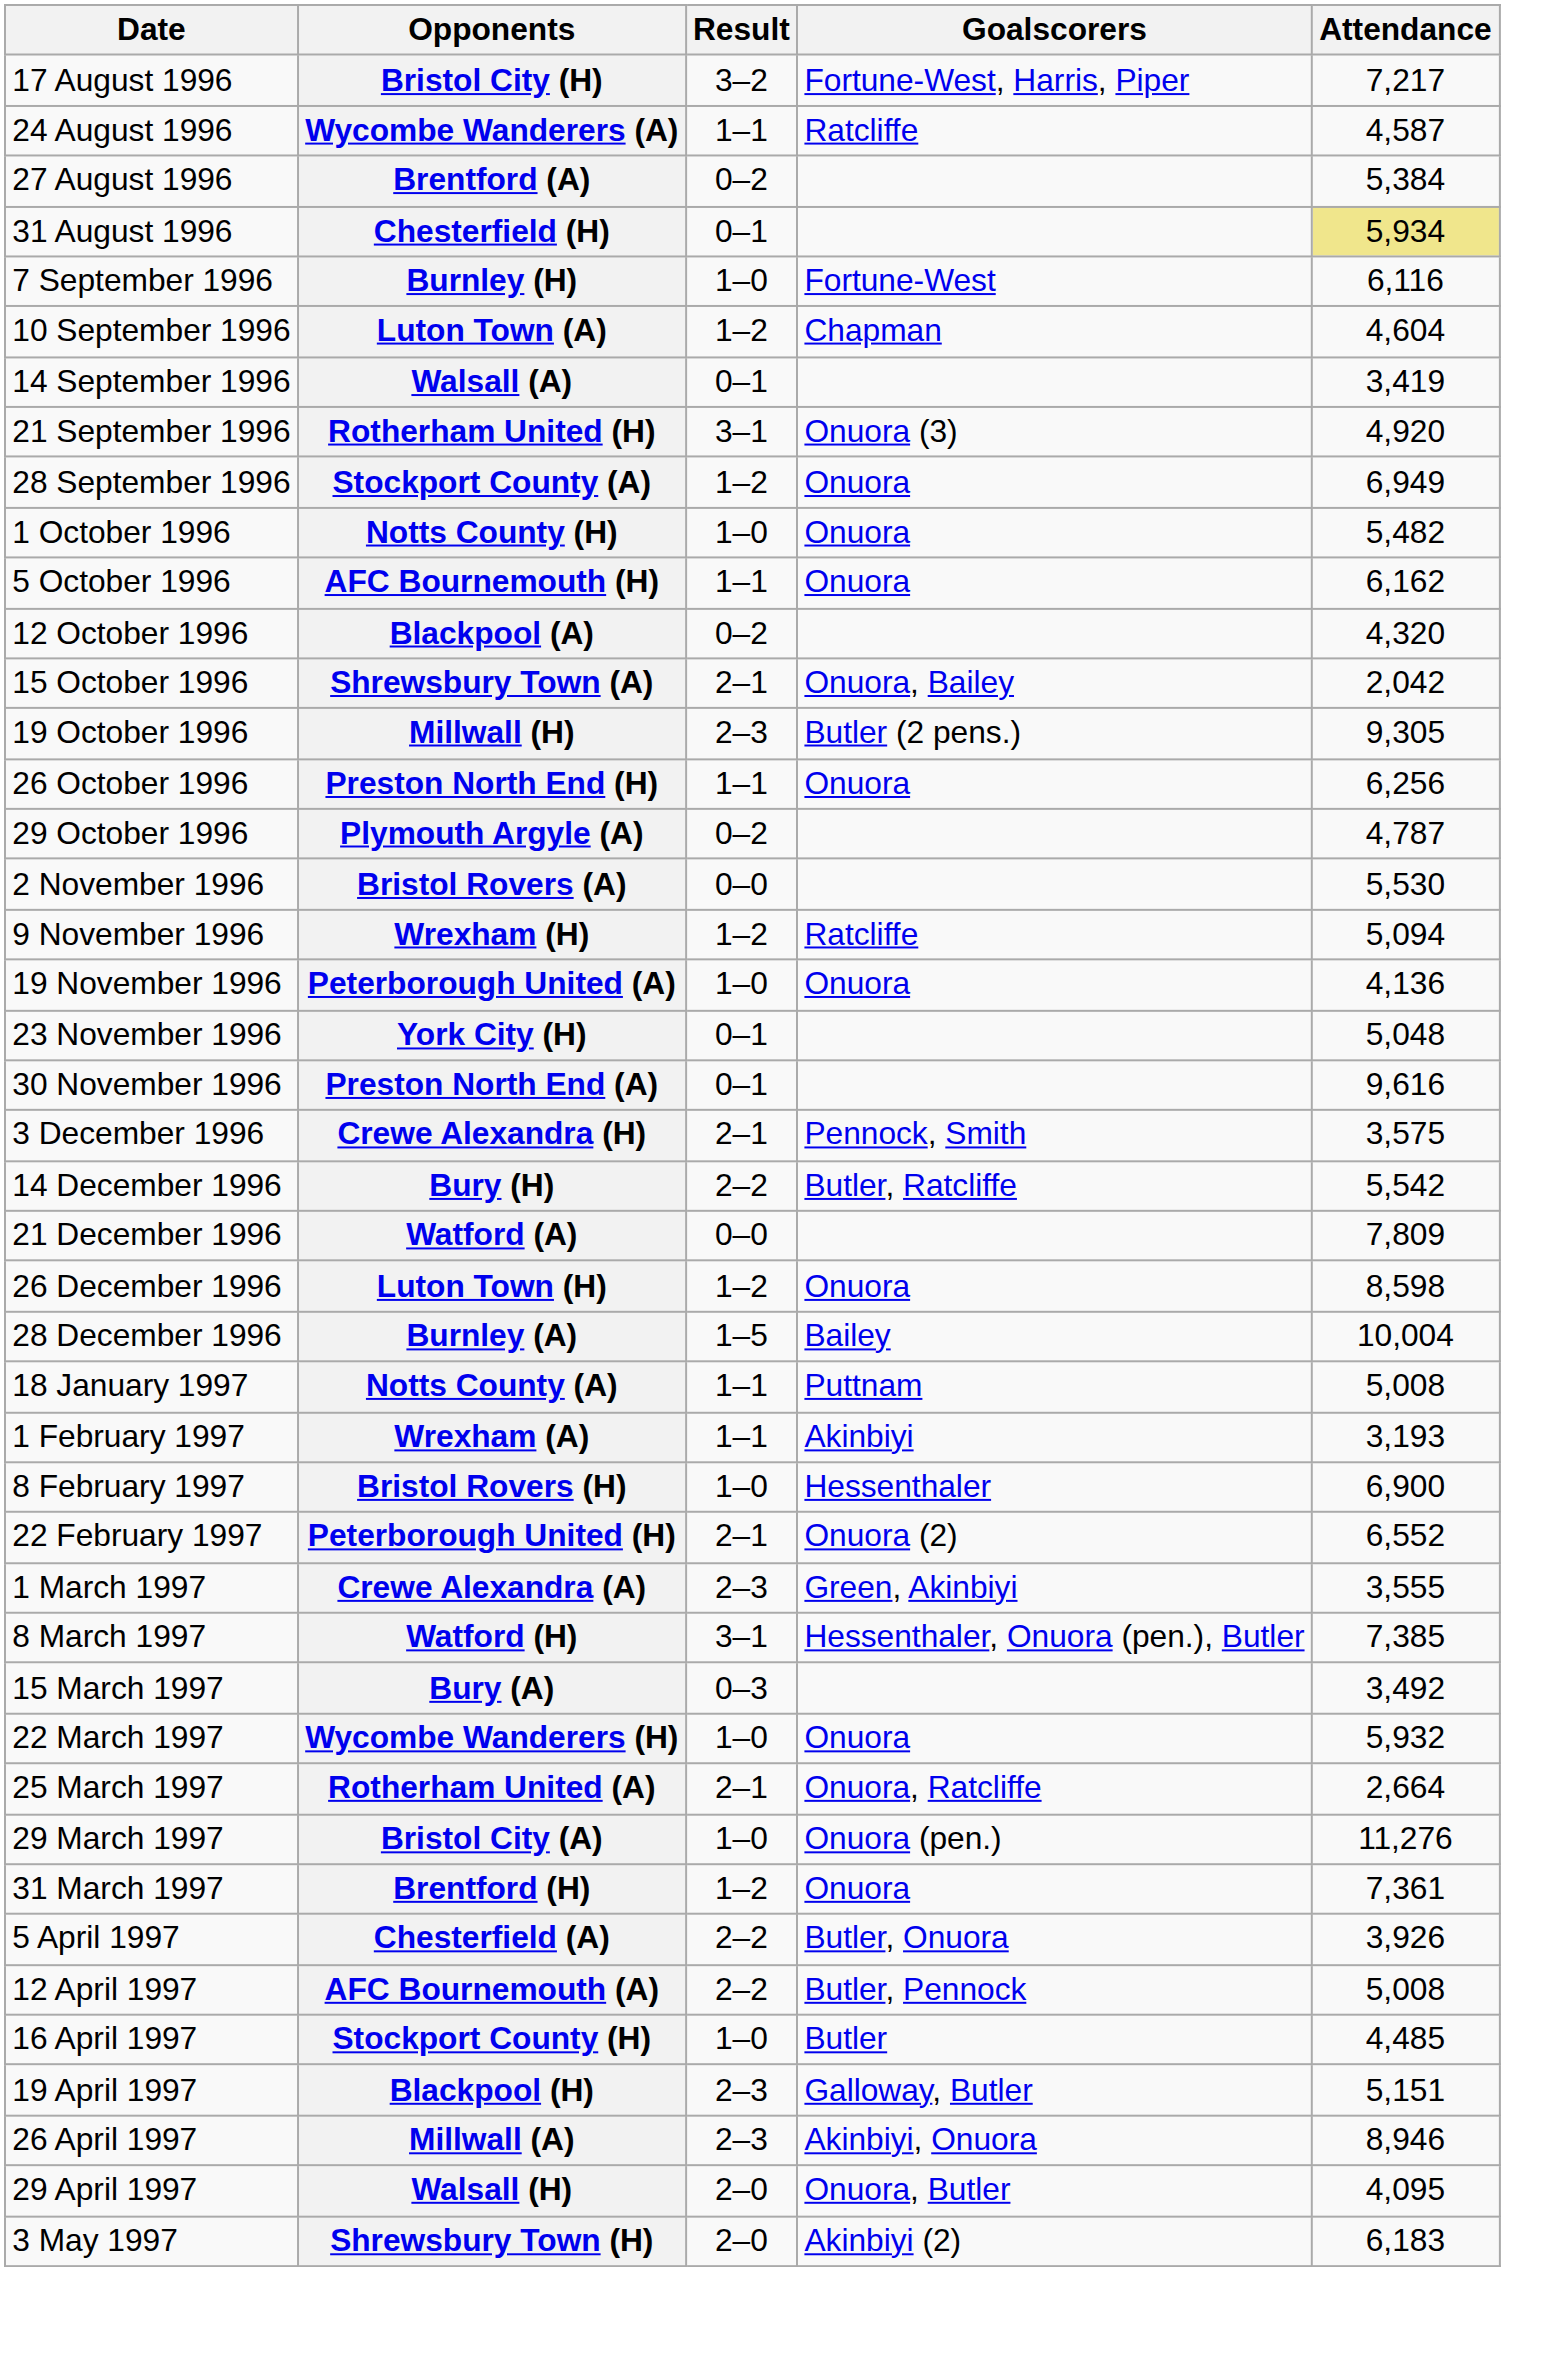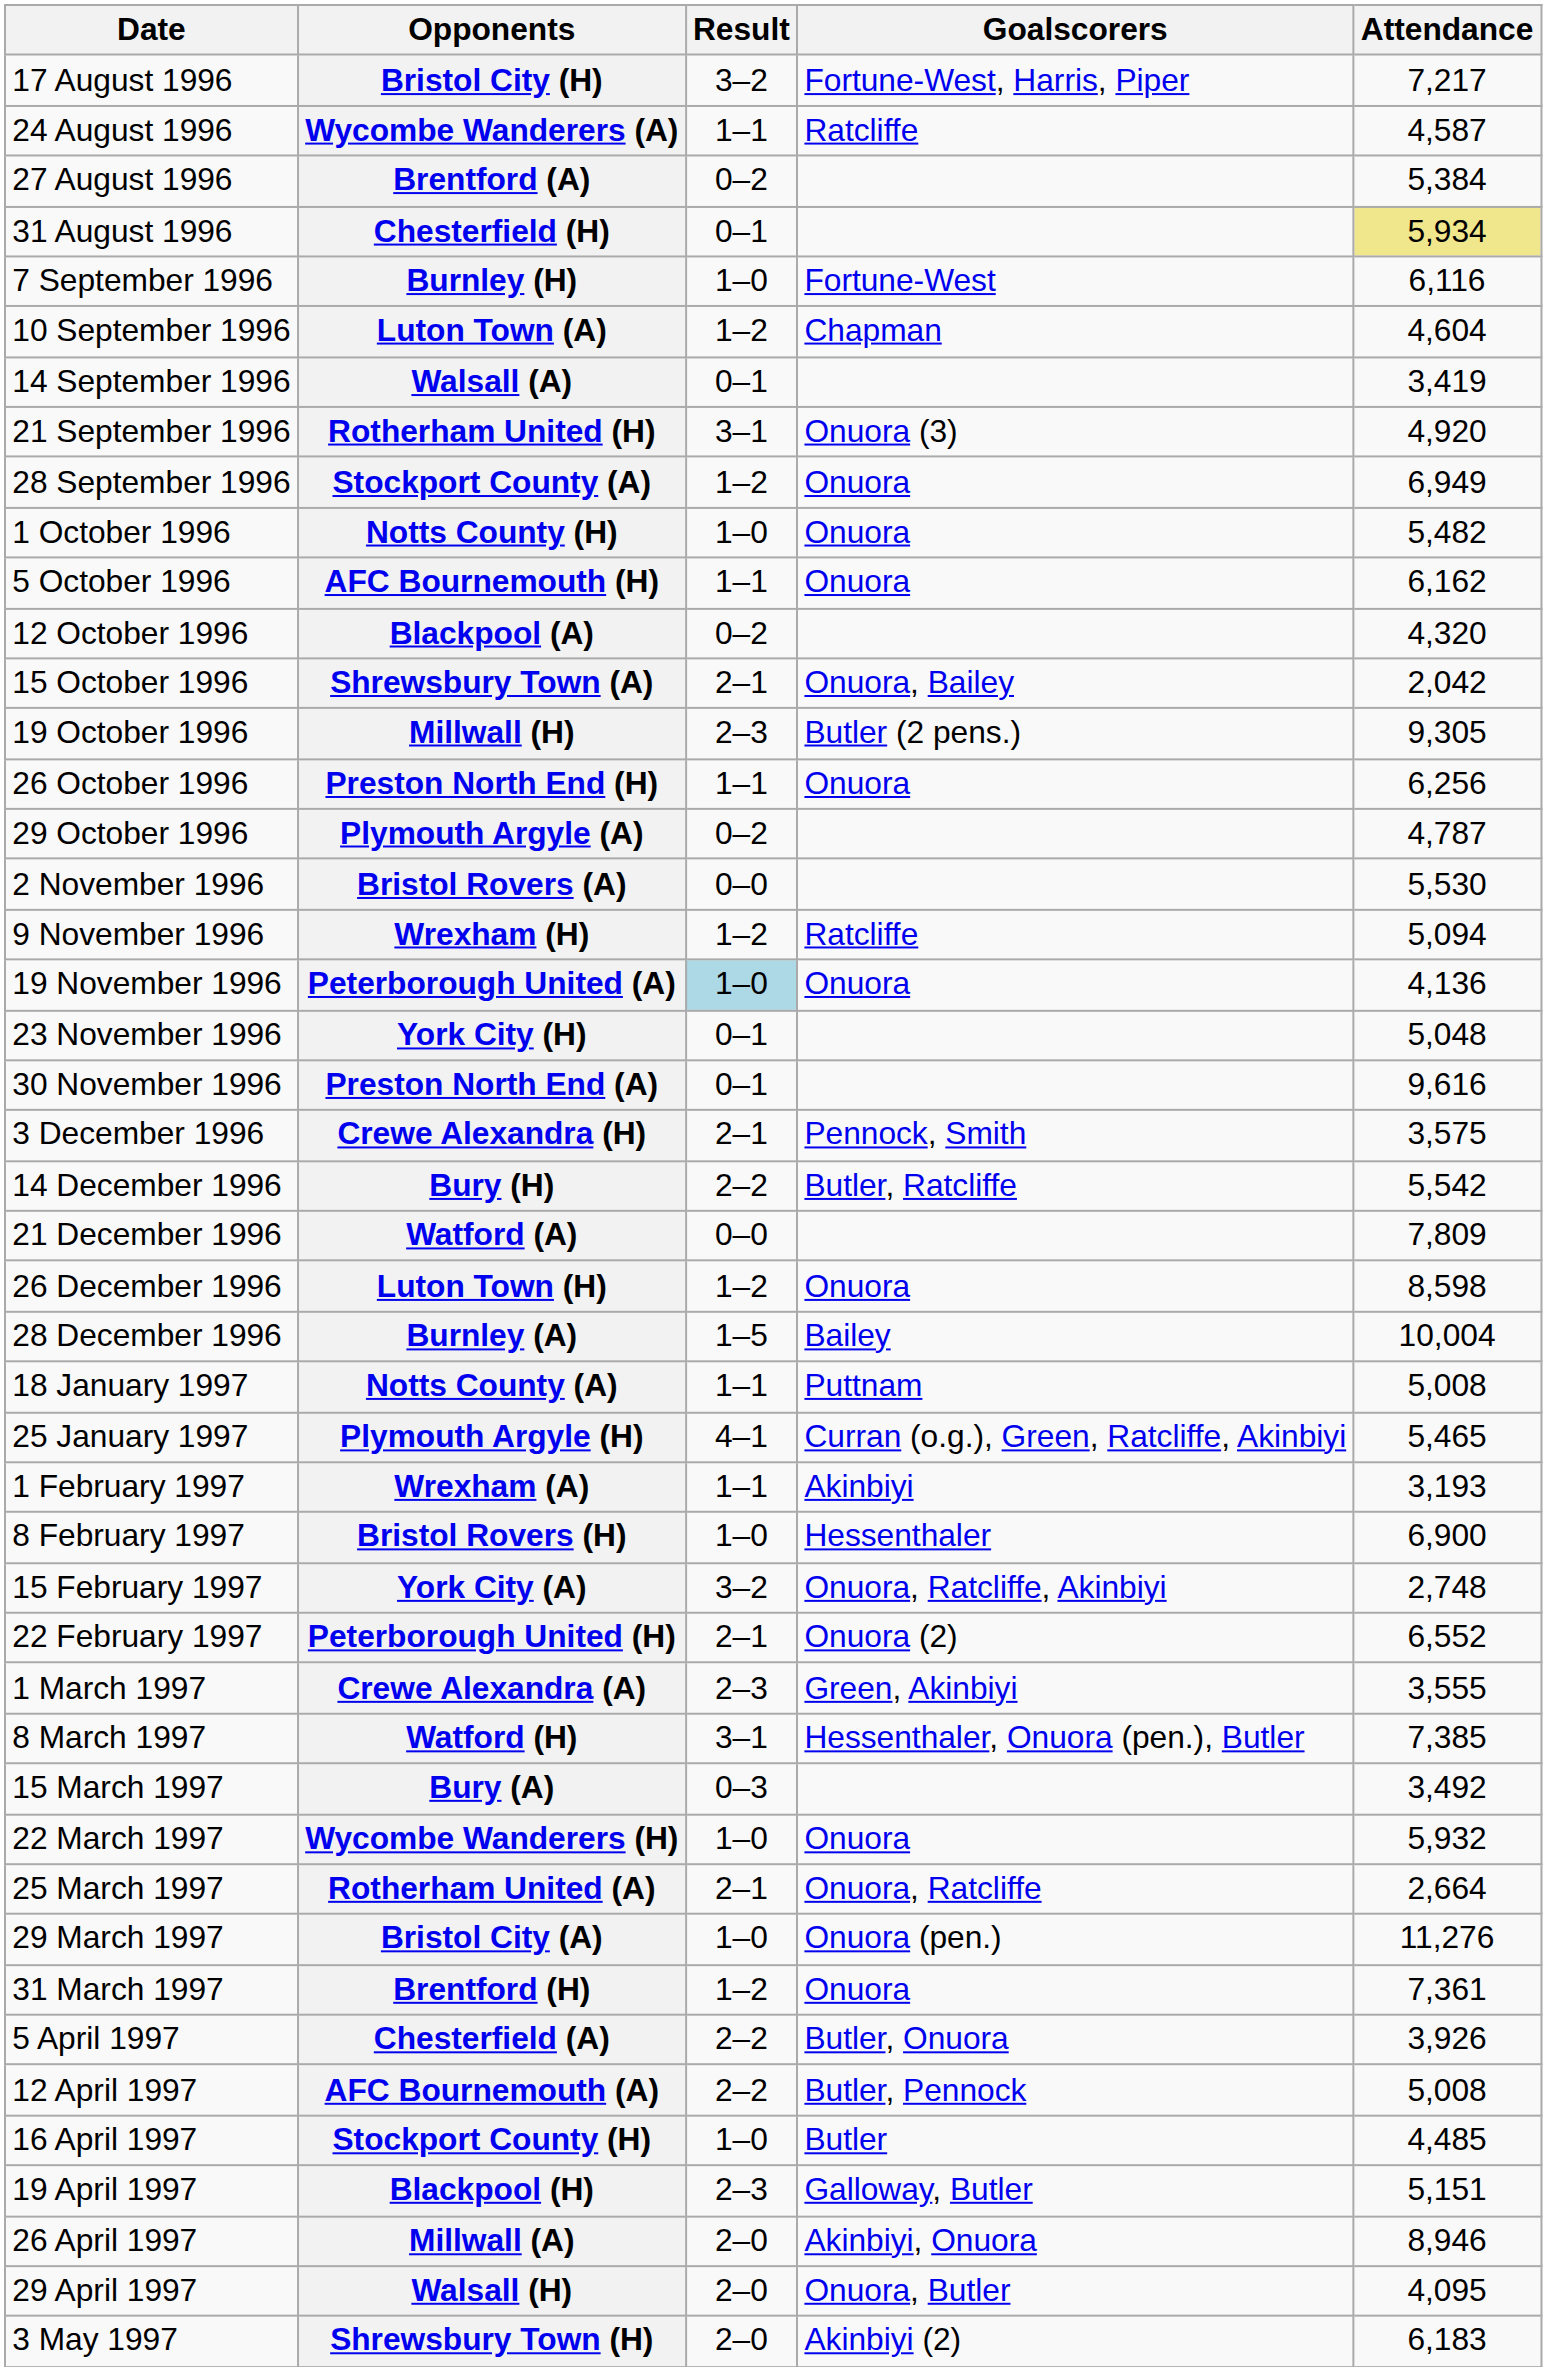(741, 984) no background -> (741, 984) lightblue background
+ row: (492, 1436)
+ row: (492, 1587)
(741, 2139) 2–3 -> (741, 2240) 2–0
